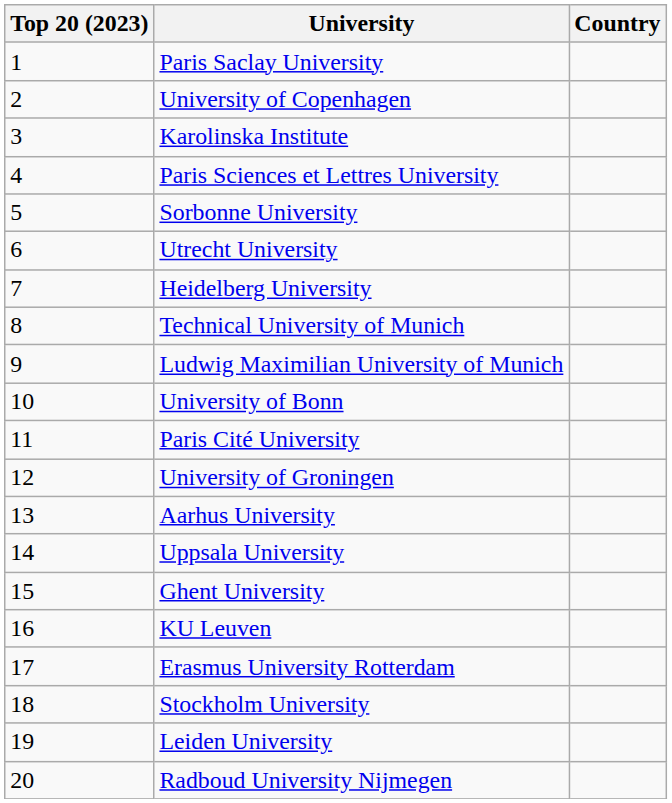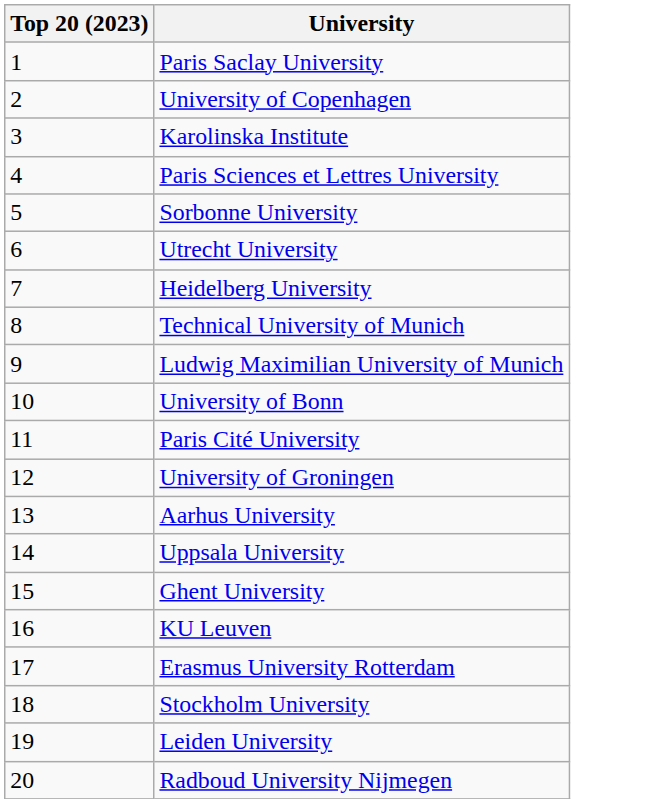- column: (617, 23)
